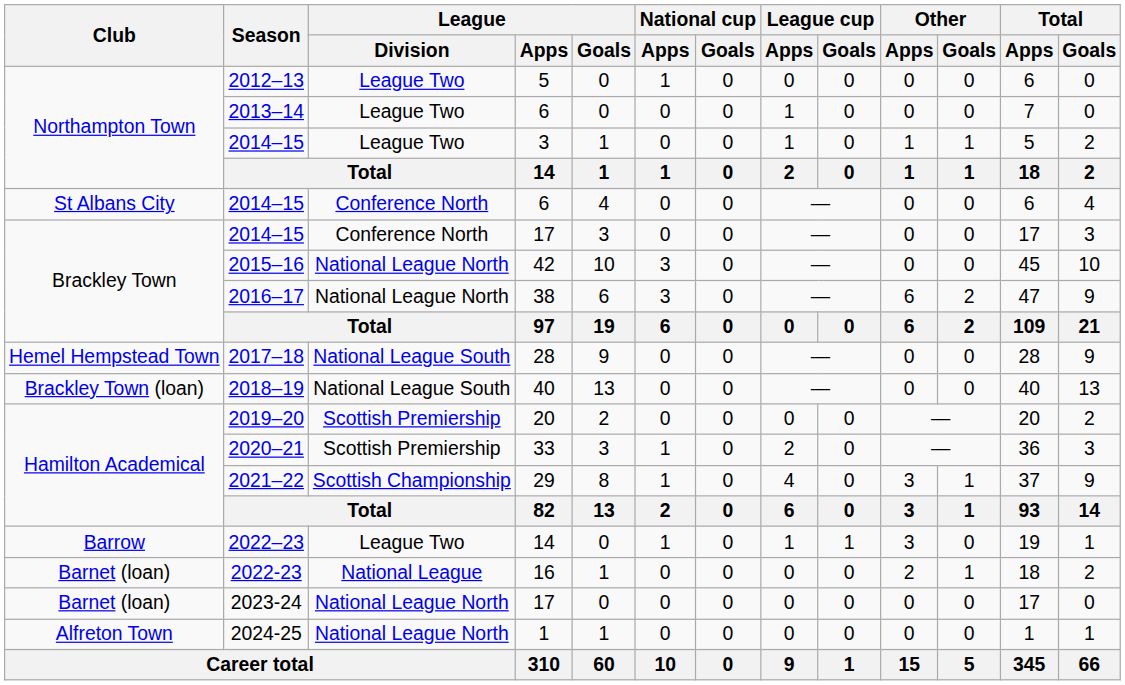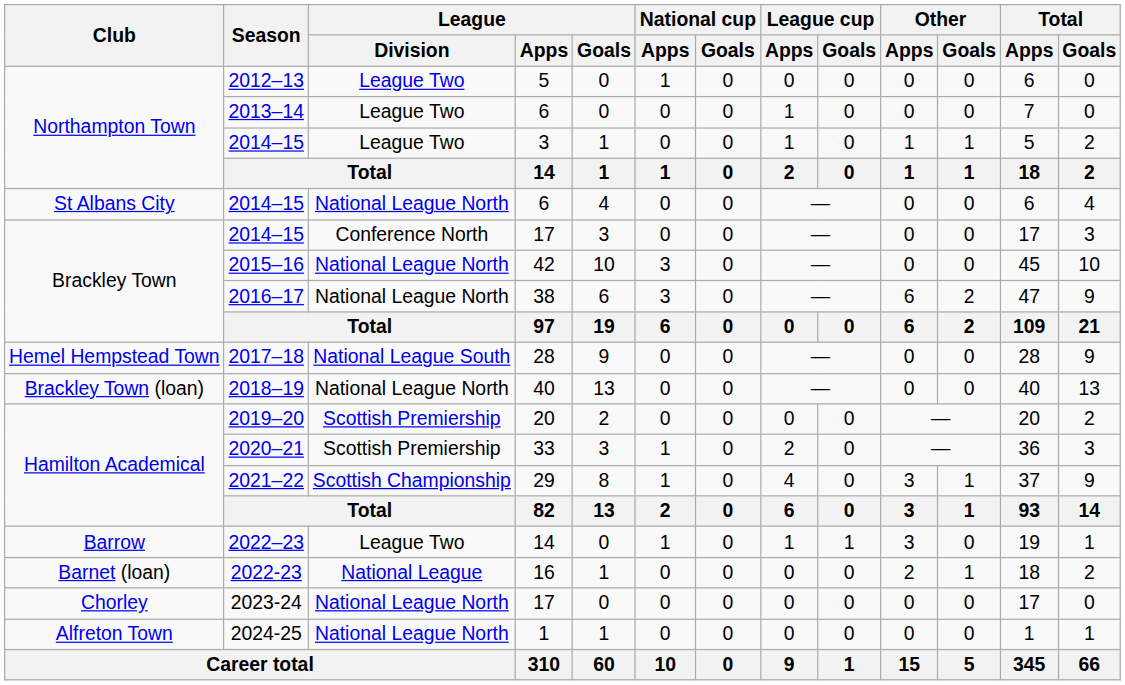(412, 204) Conference North -> (412, 204) National League North
(412, 388) National League South -> (412, 388) National League North
(114, 603) Barnet (loan) -> (114, 603) Chorley
